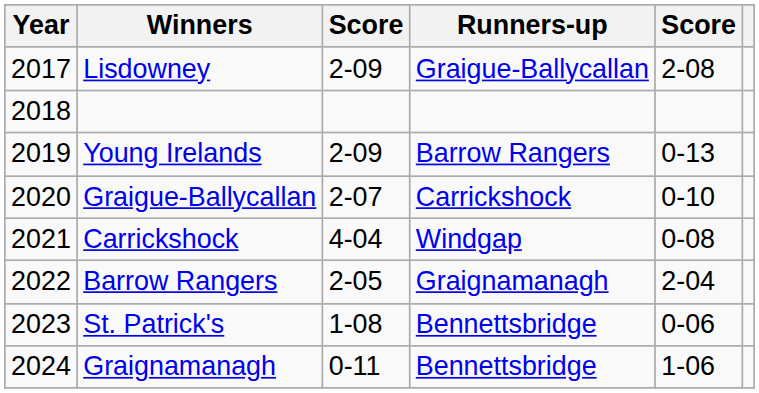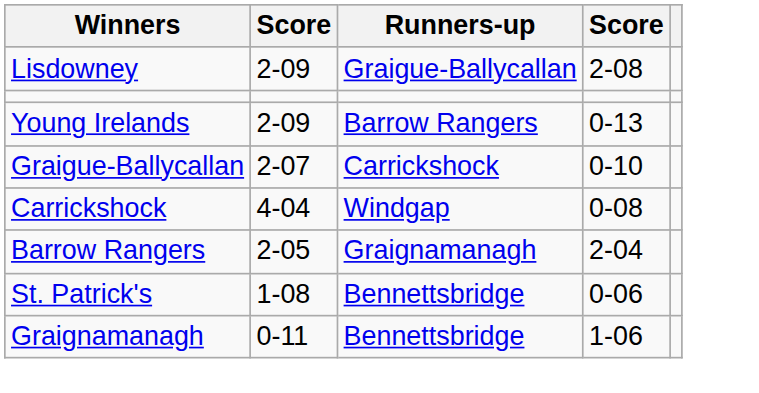- column: (41, 25)
